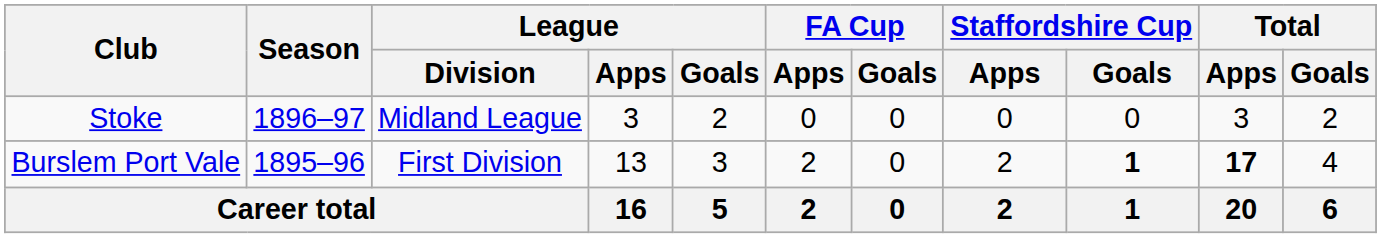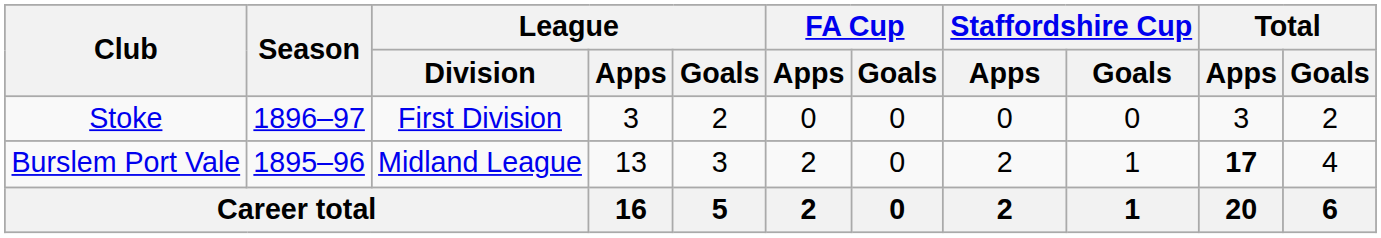(480, 118) Midland League -> (480, 118) First Division
(480, 163) First Division -> (480, 163) Midland League
(1132, 163) bold -> (1132, 163) normal
